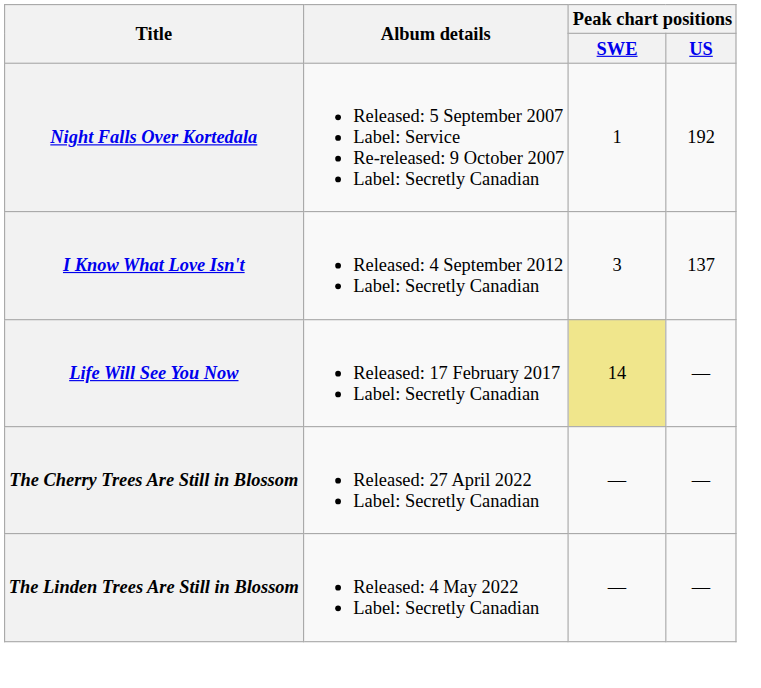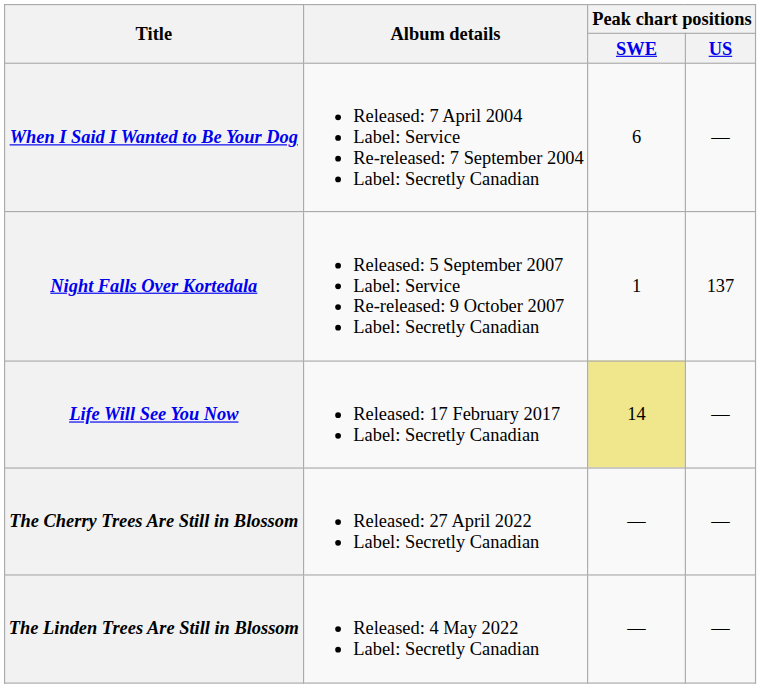+ row: (154, 137)
(701, 137) 192 -> (720, 286) 137
- row: (154, 265)
